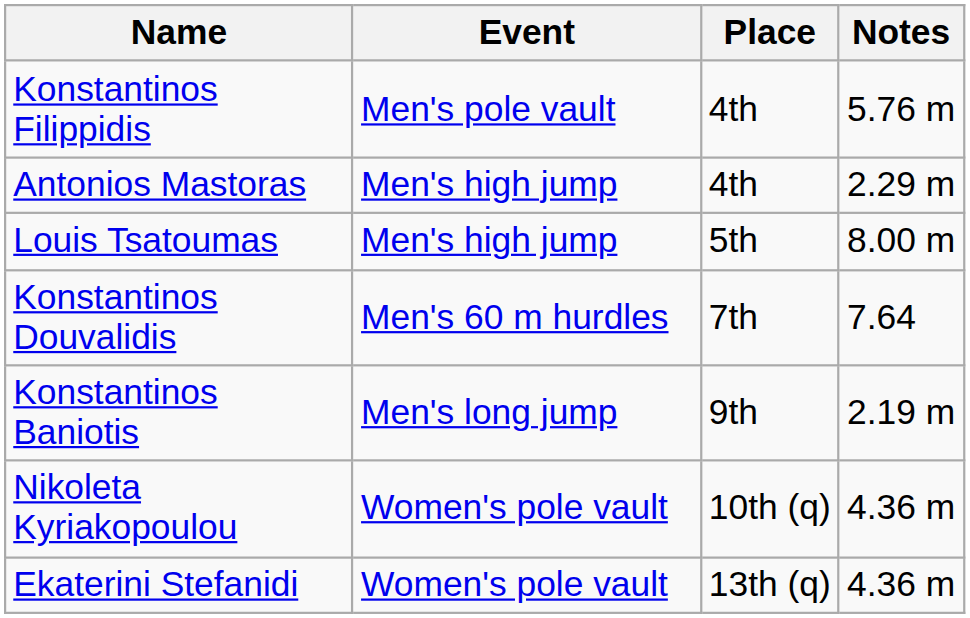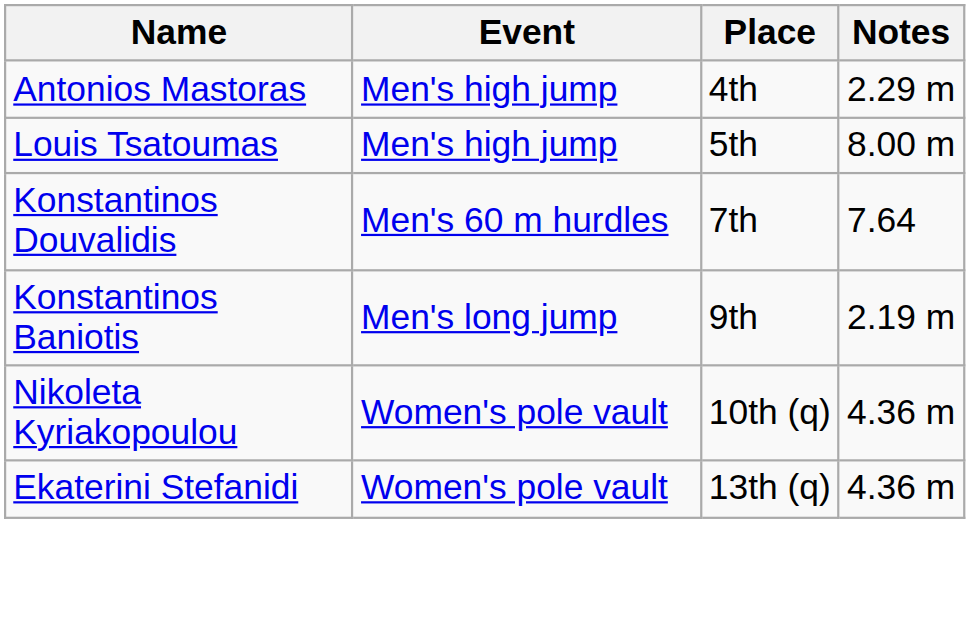- row: (115, 108)
